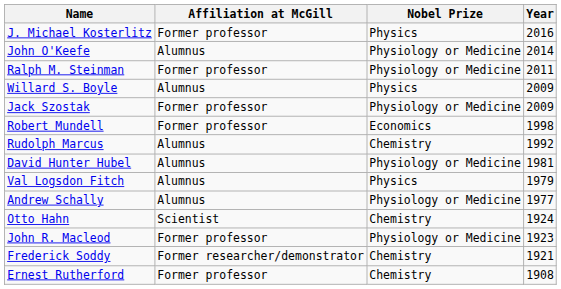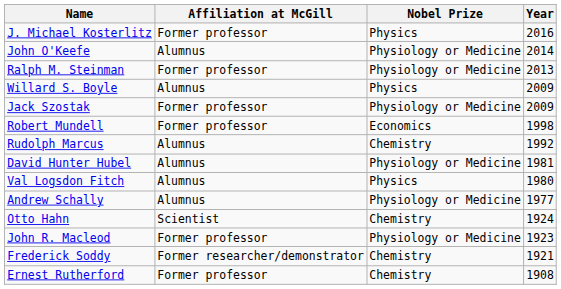(540, 70) 2011 -> (540, 70) 2013
(540, 182) 1979 -> (540, 182) 1980
